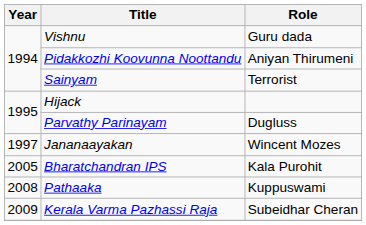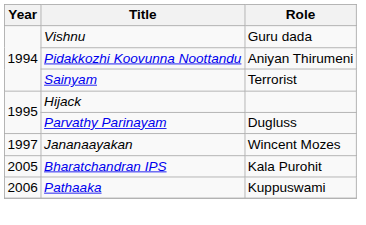(23, 187) 2008 -> (23, 187) 2006
- row: (131, 209)
